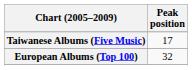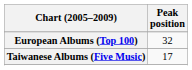rows swapped: (76, 56) <-> (76, 40)
